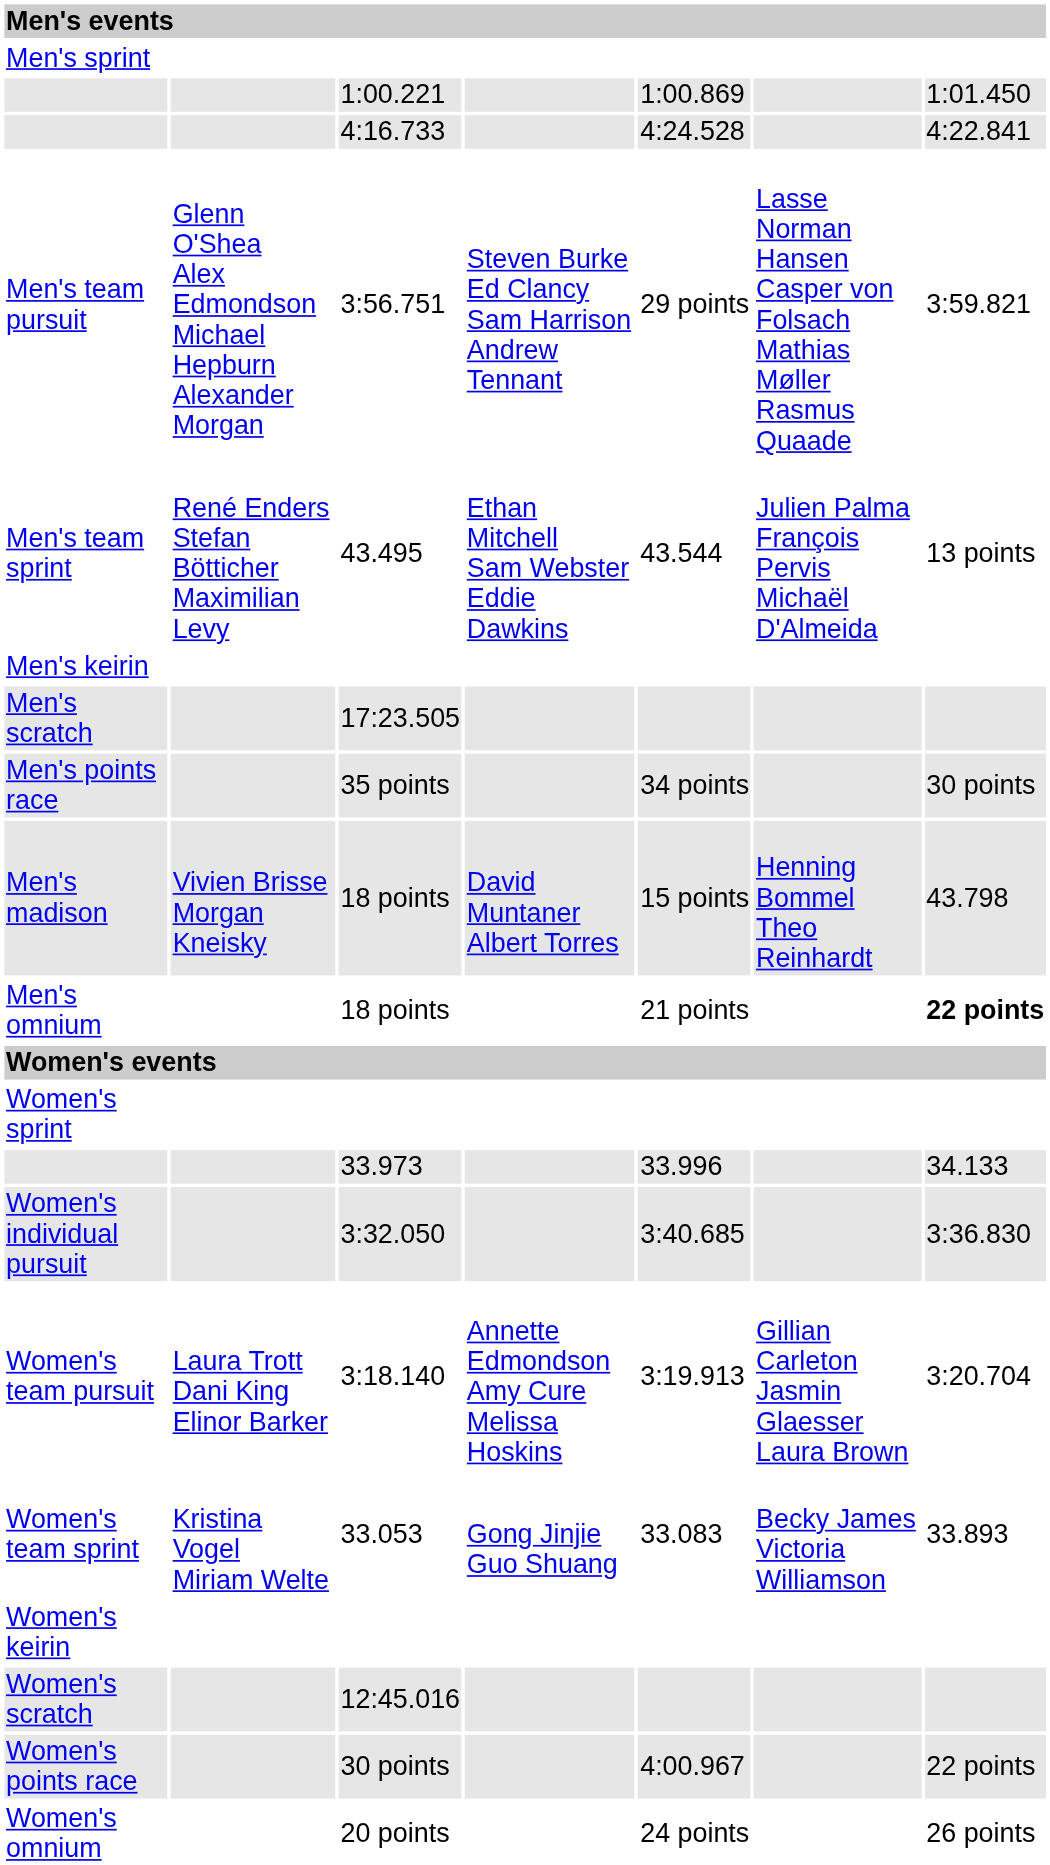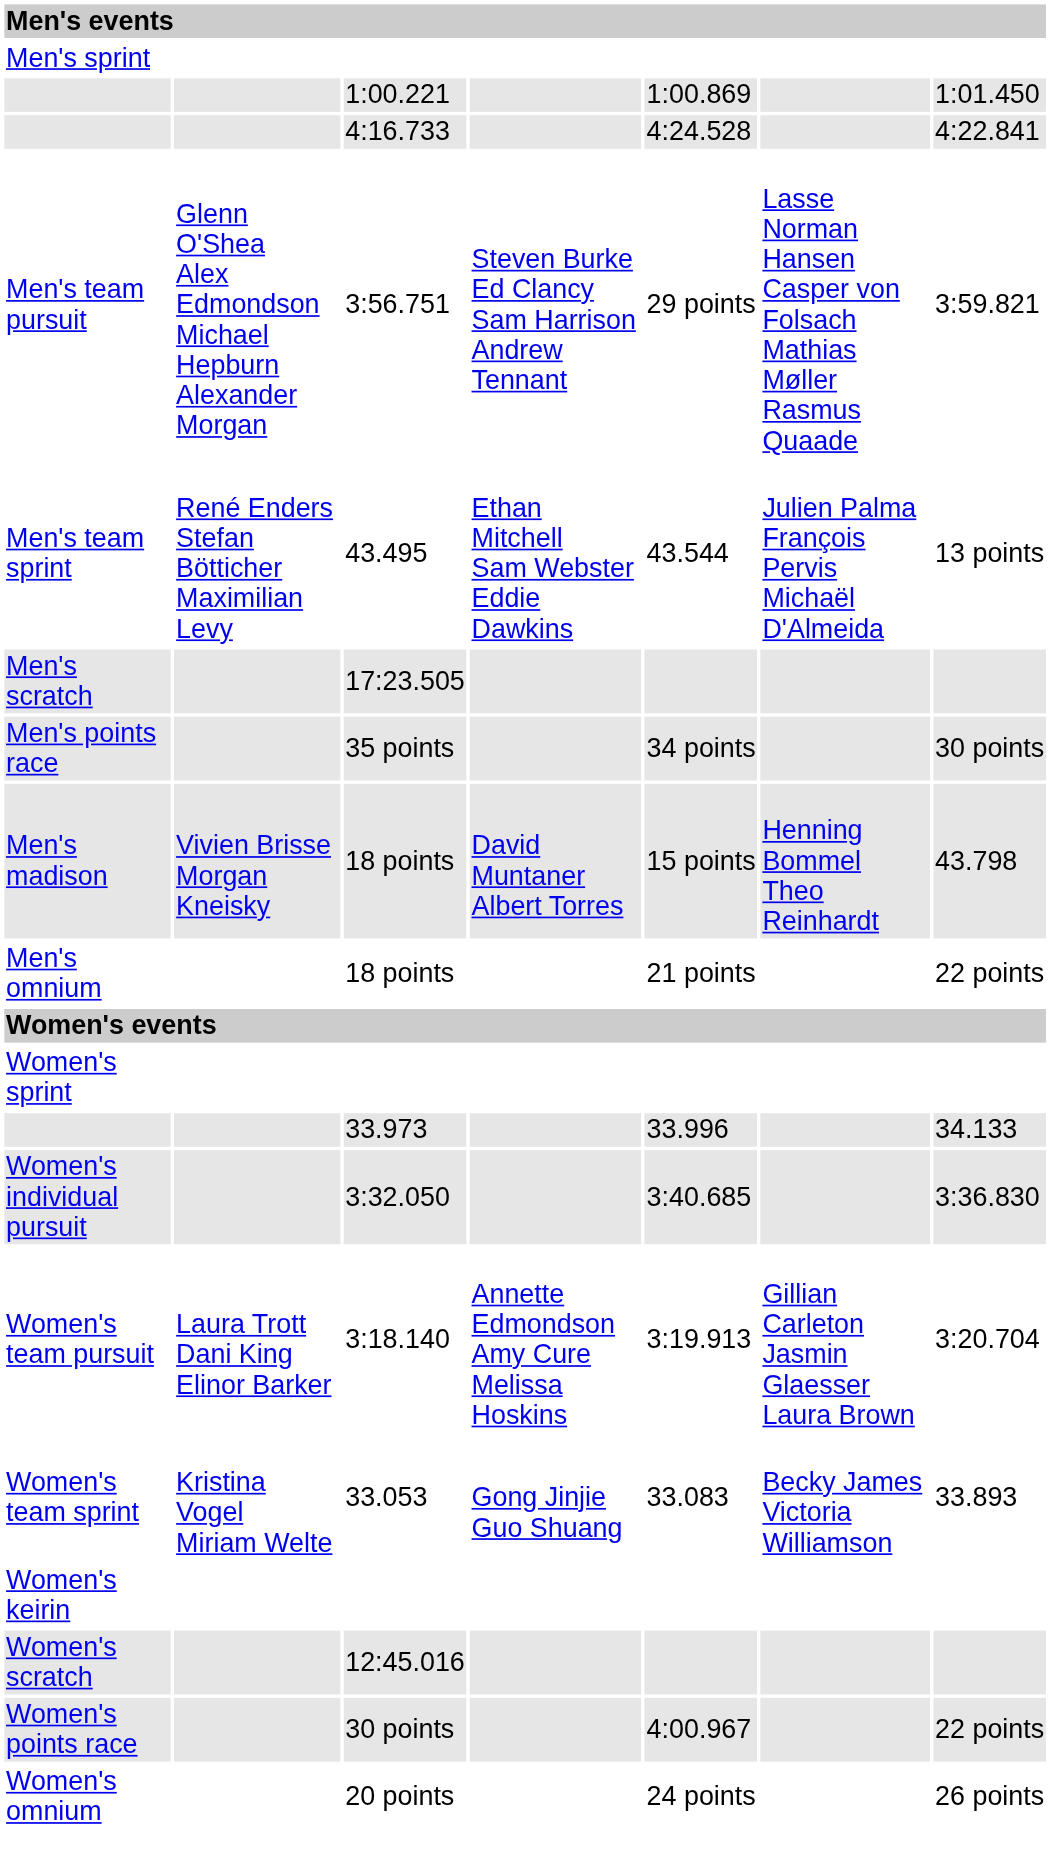- row: (77, 665)
(985, 1010) bold -> (990, 973) normal
